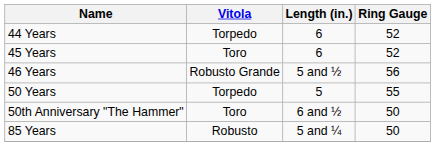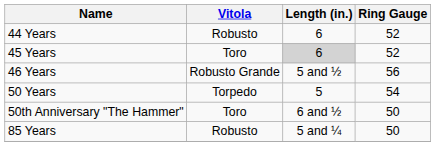(235, 33) Torpedo -> (235, 33) Robusto
(319, 53) no background -> (319, 53) lightgrey background
(393, 92) 55 -> (393, 92) 54
